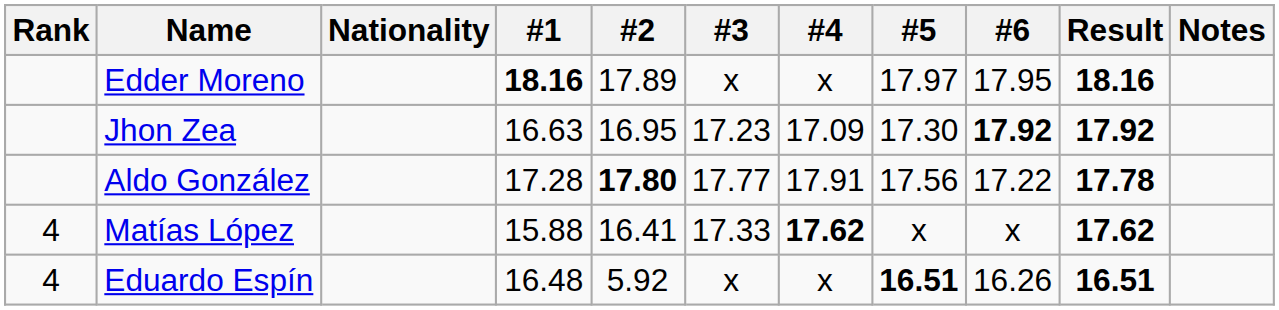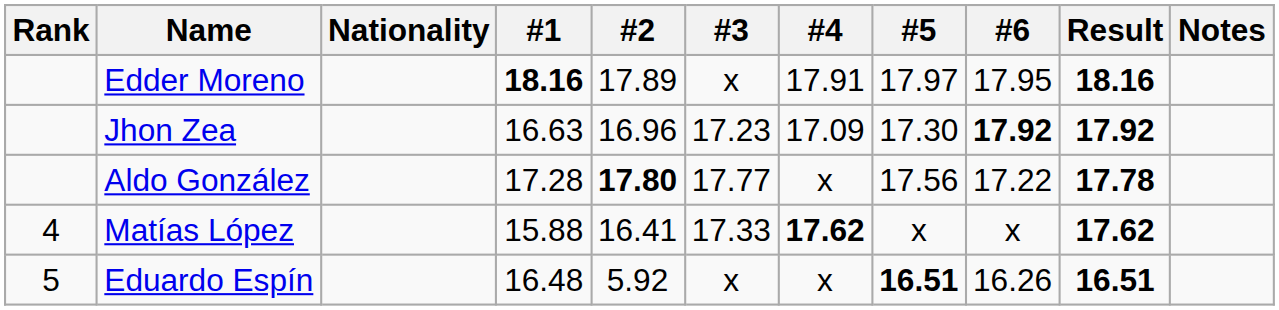(825, 80) x -> (825, 80) 17.91
(638, 130) 16.95 -> (638, 130) 16.96
(825, 180) 17.91 -> (825, 180) x
(51, 281) 4 -> (51, 281) 5
